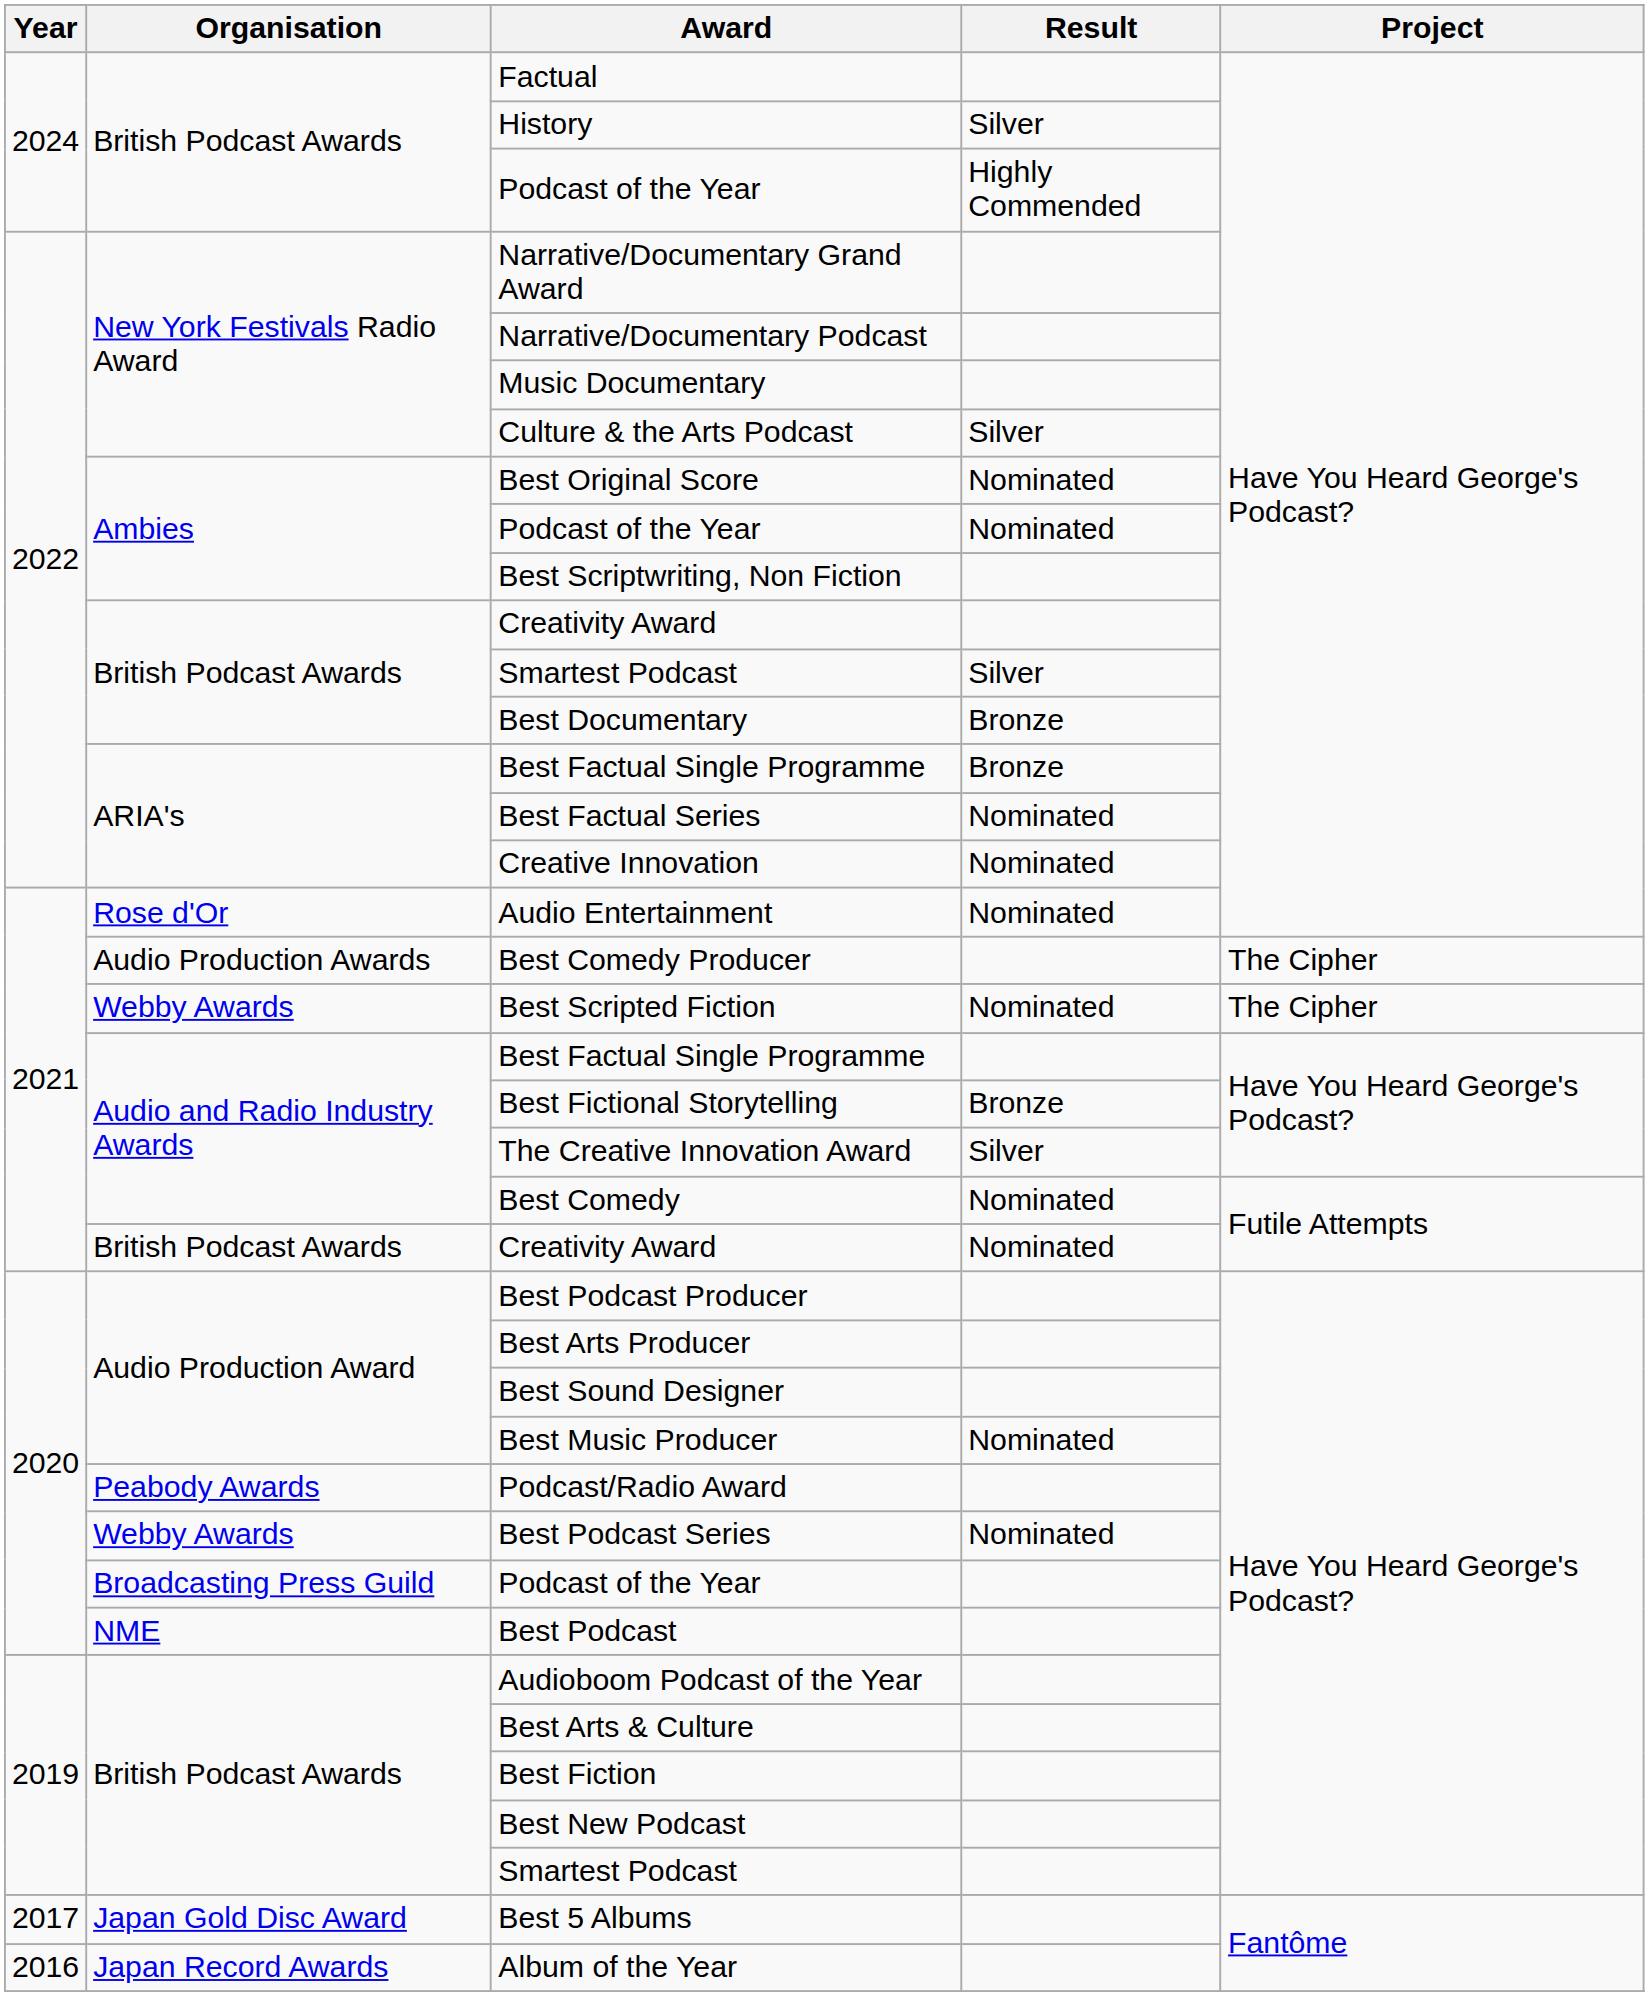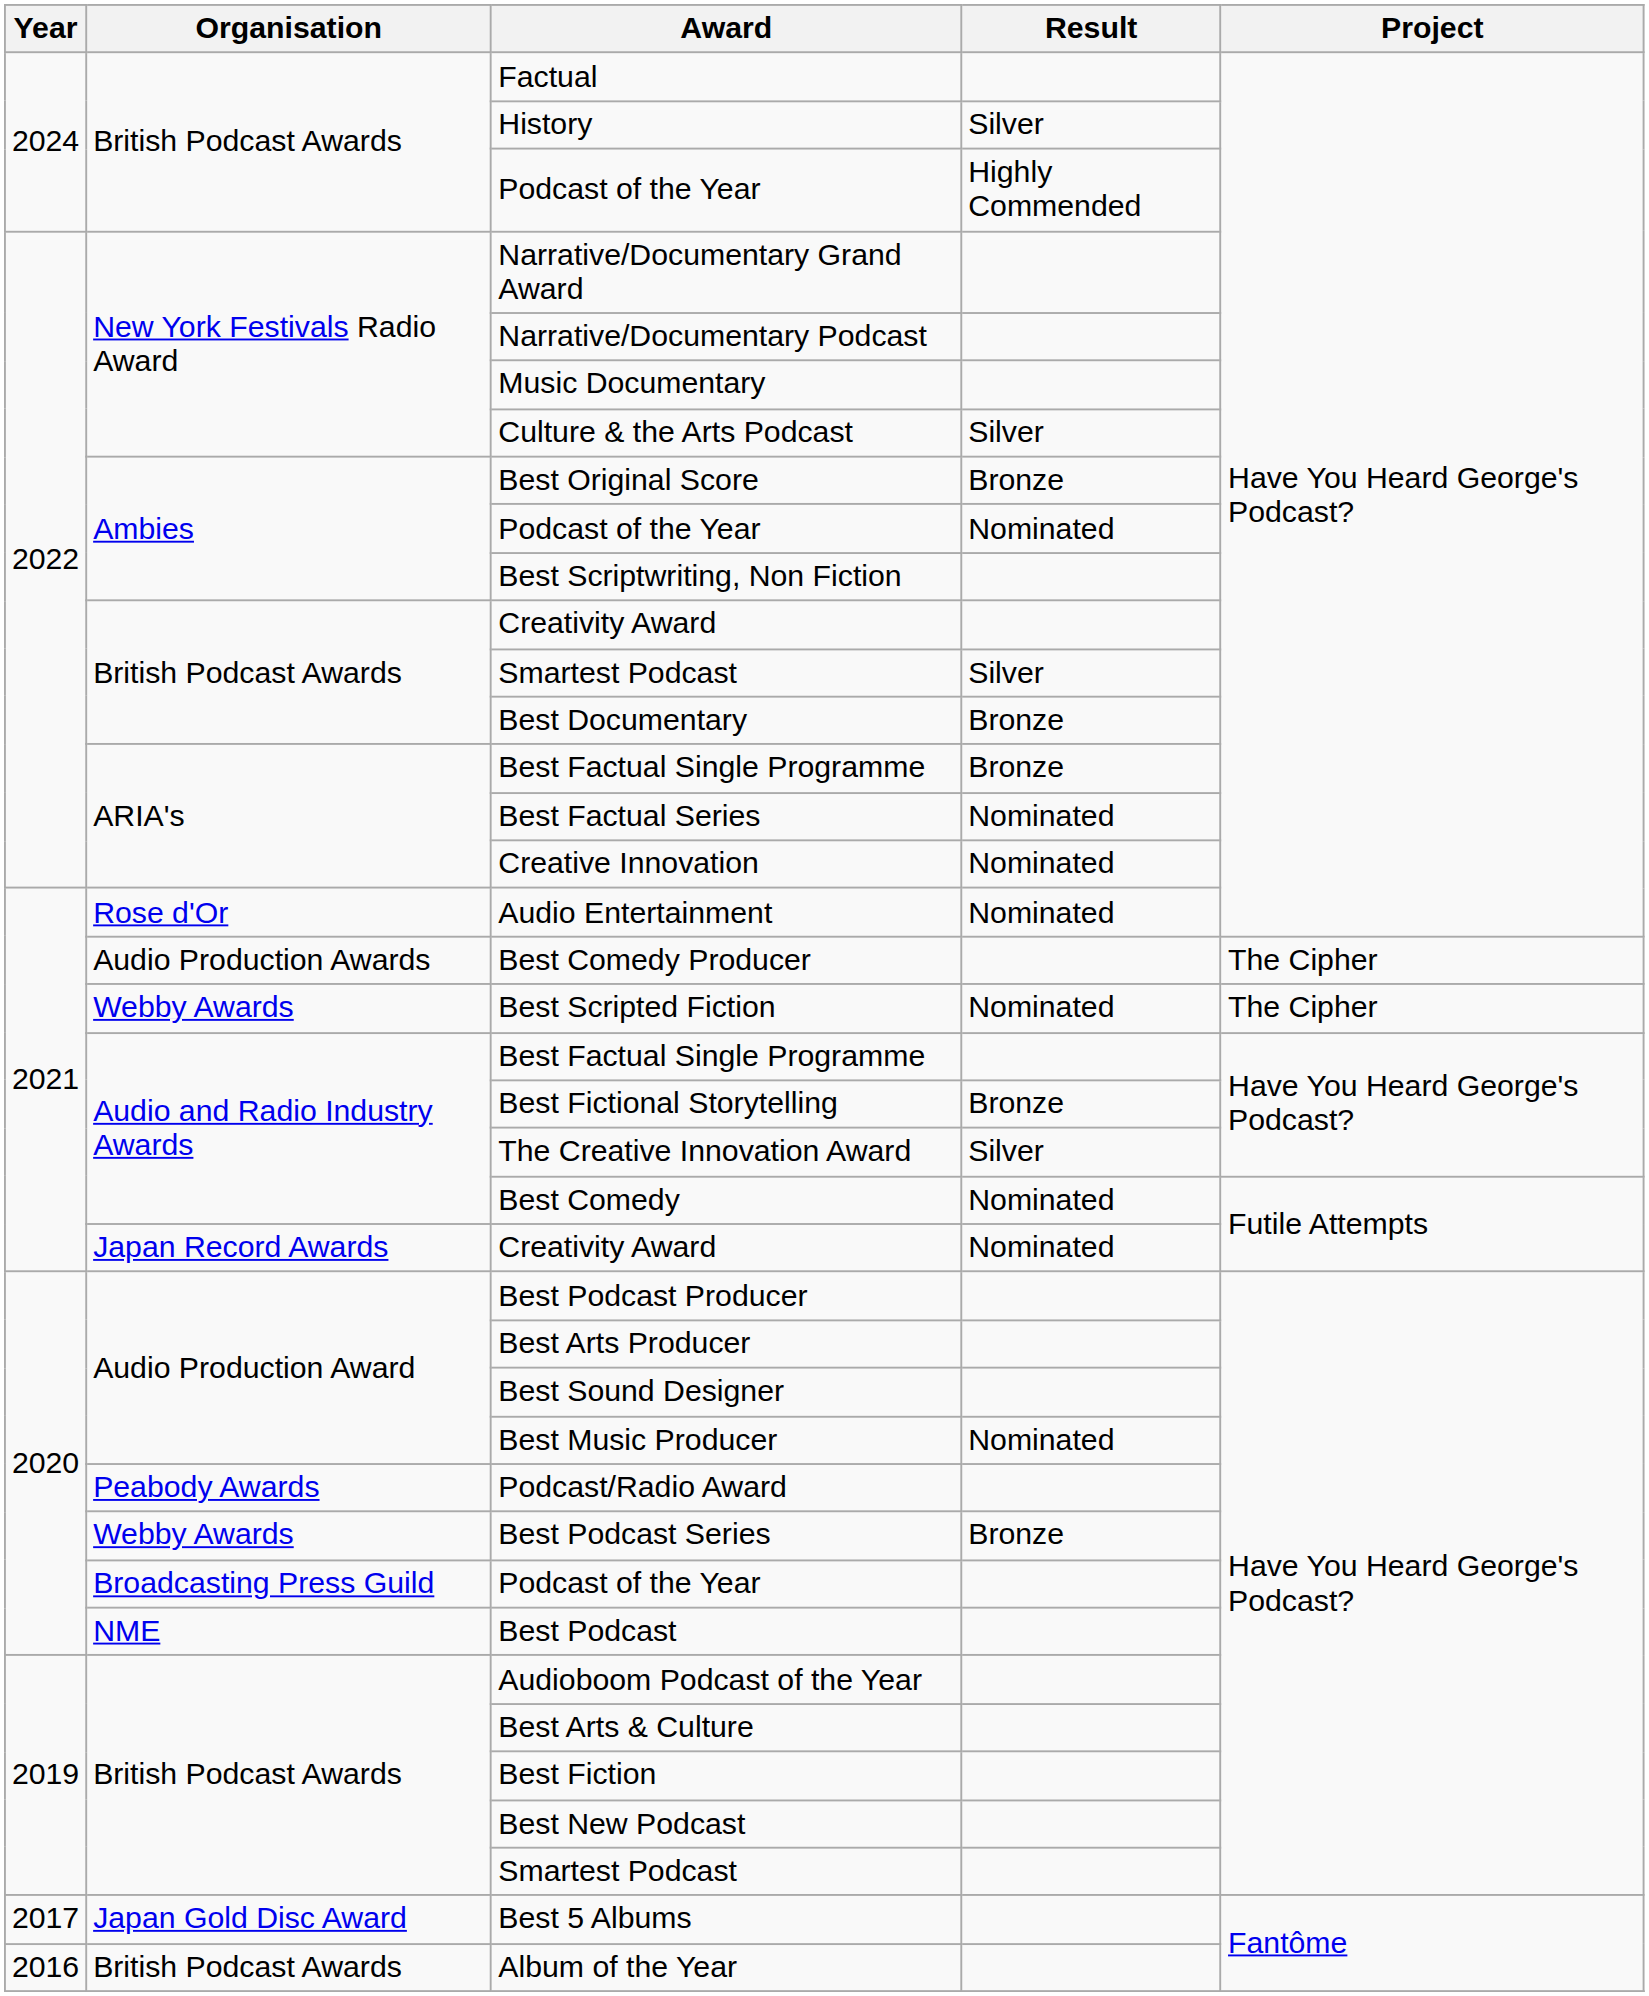(1091, 481) Nominated -> (1091, 481) Bronze
(247, 1247) British Podcast Awards -> (241, 1247) Japan Record Awards
(1091, 1536) Nominated -> (1091, 1536) Bronze
(241, 1966) Japan Record Awards -> (247, 1966) British Podcast Awards
